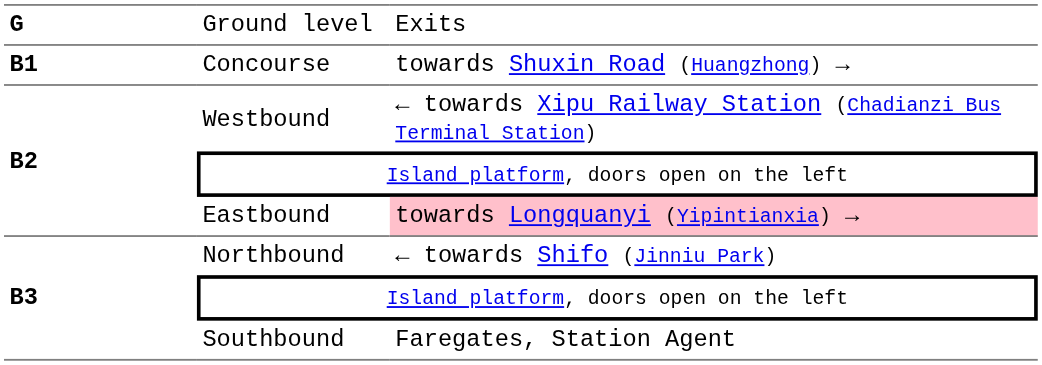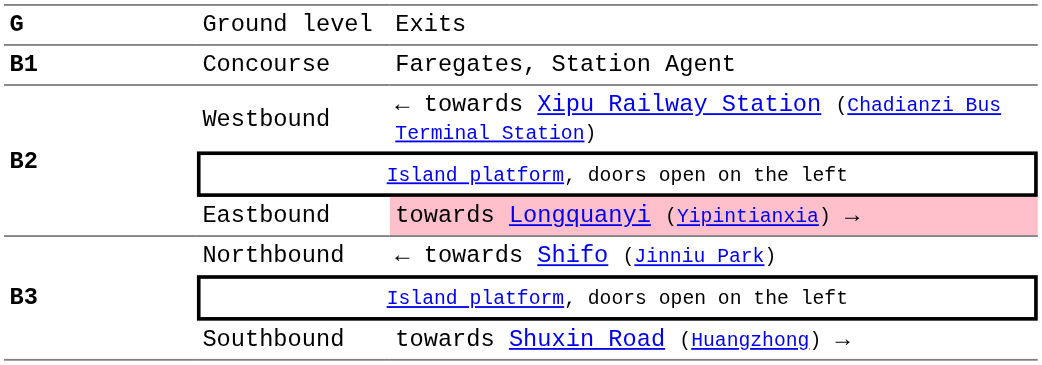(622, 65) towards Shuxin Road (Huangzhong) → -> (566, 65) Faregates, Station Agent
(566, 340) Faregates, Station Agent -> (622, 340) towards Shuxin Road (Huangzhong) →
